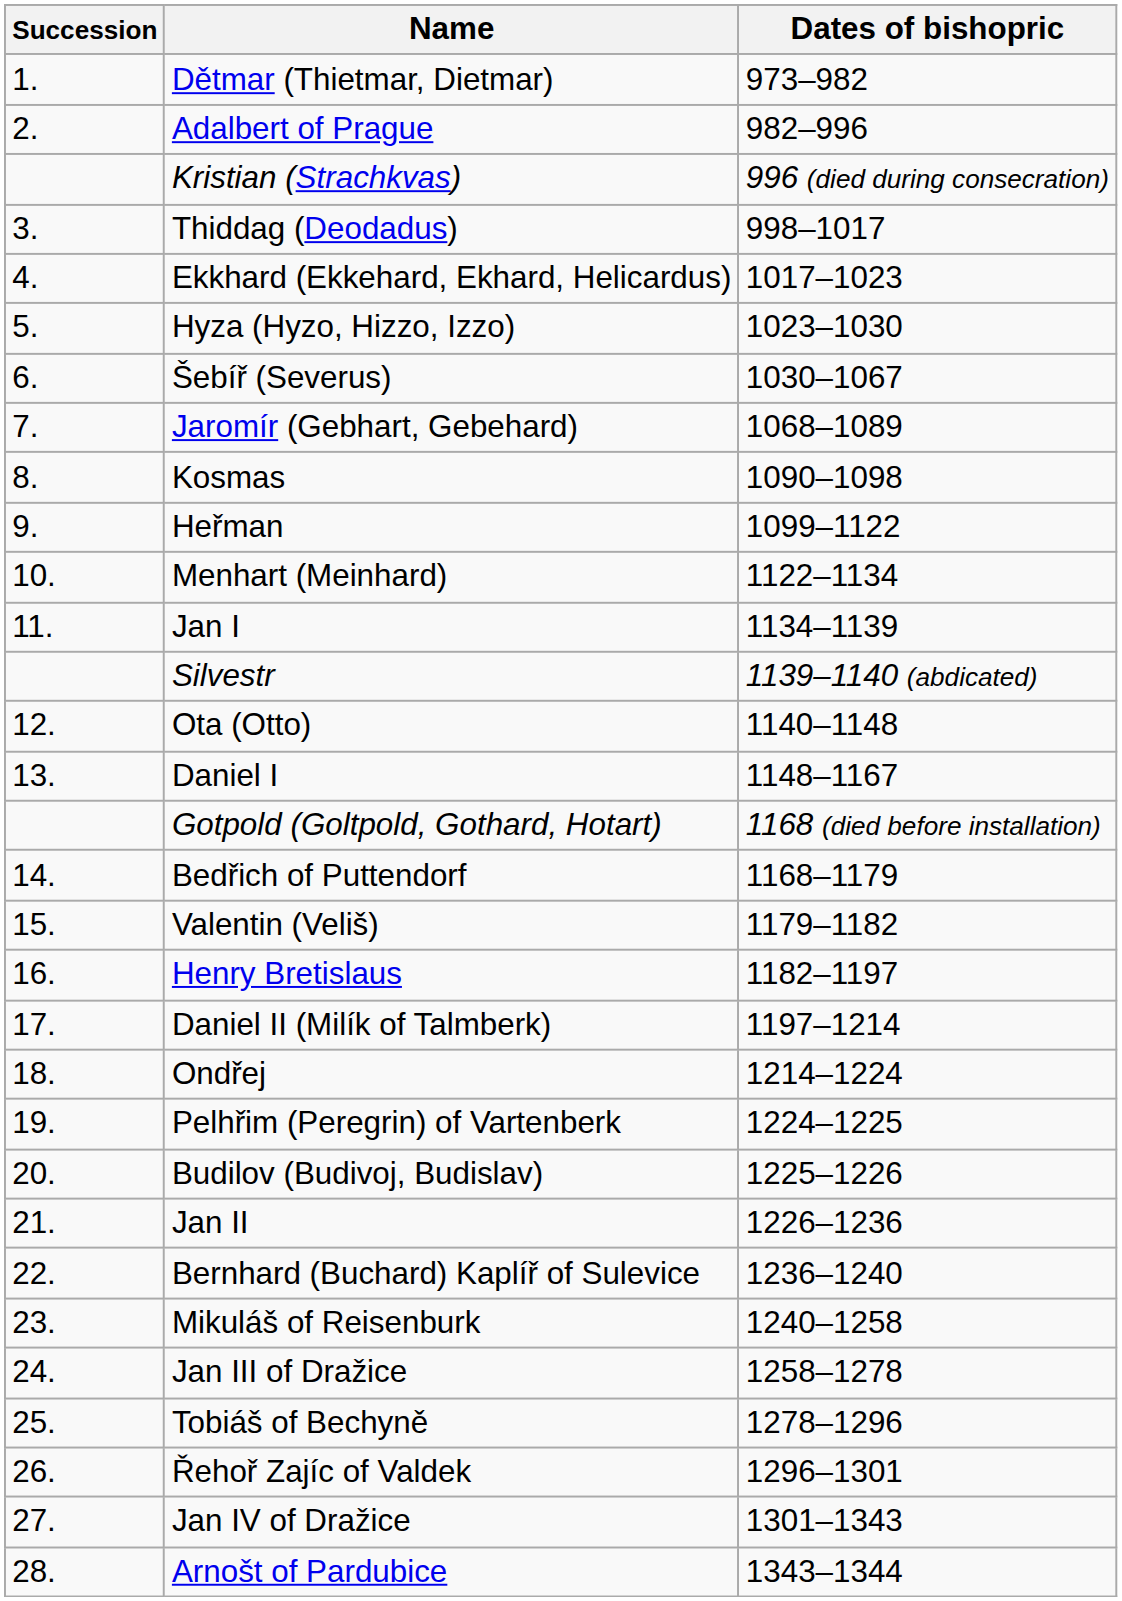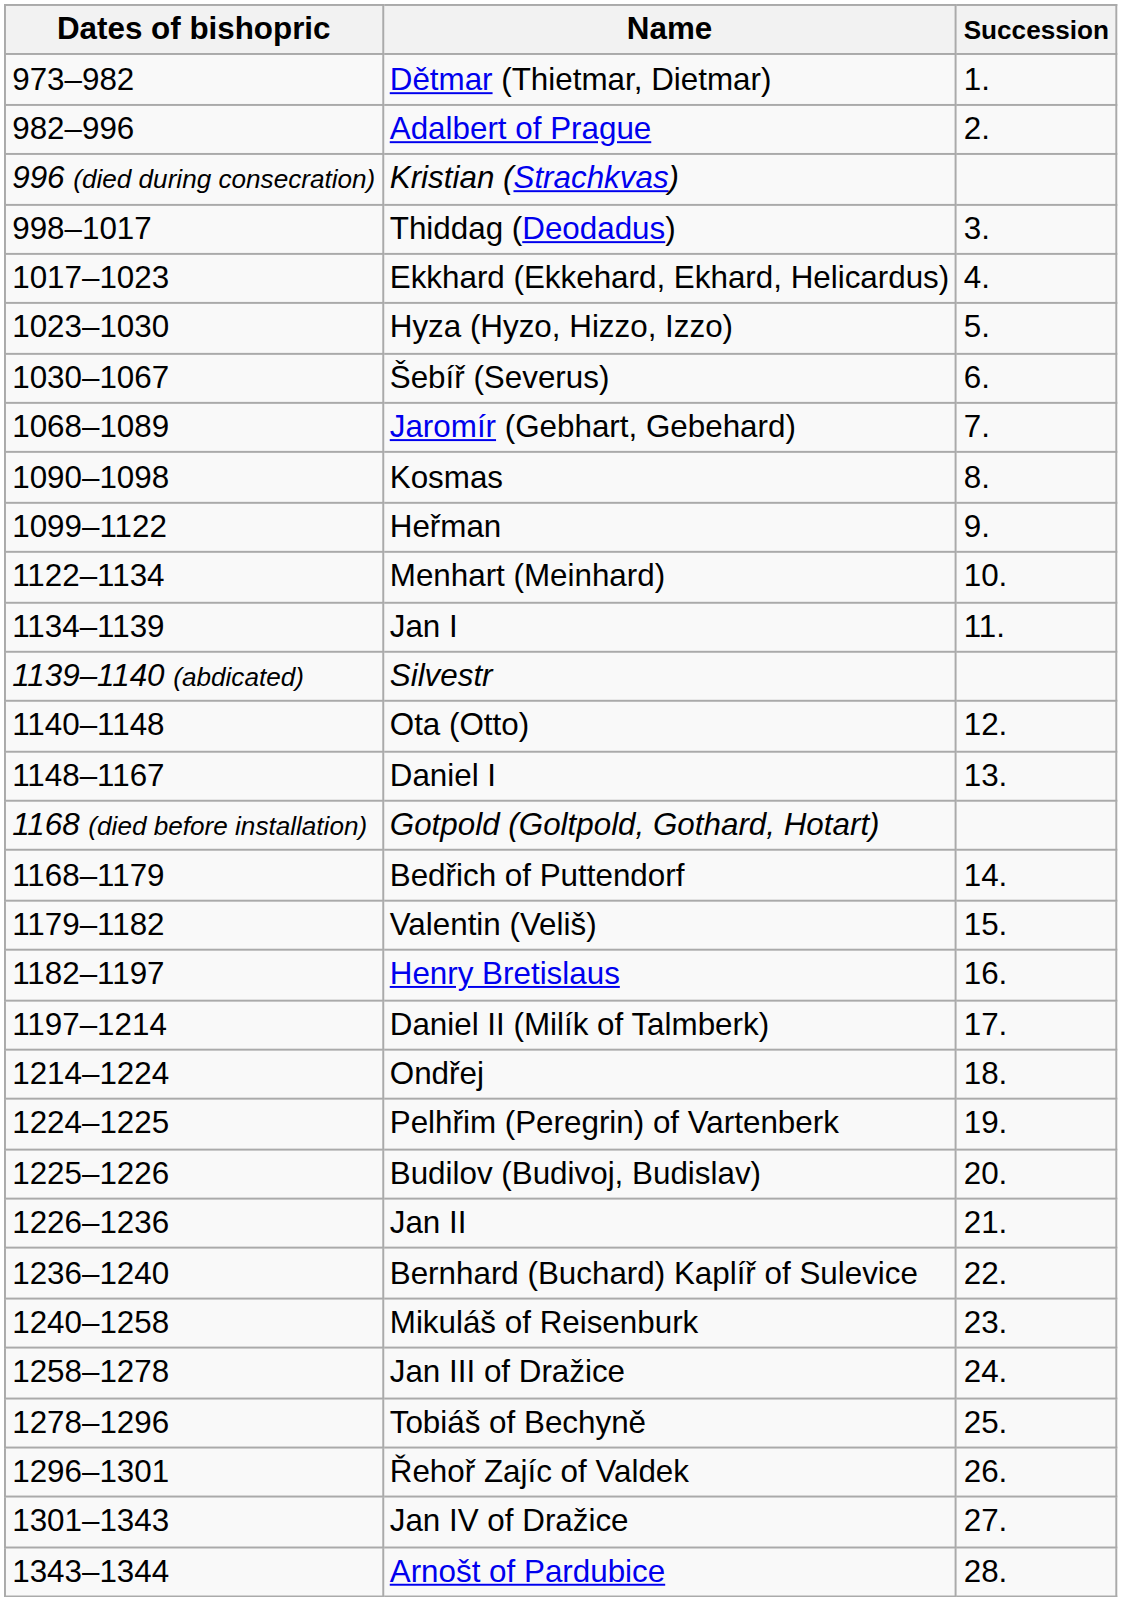columns swapped: (85, 31) <-> (927, 29)
